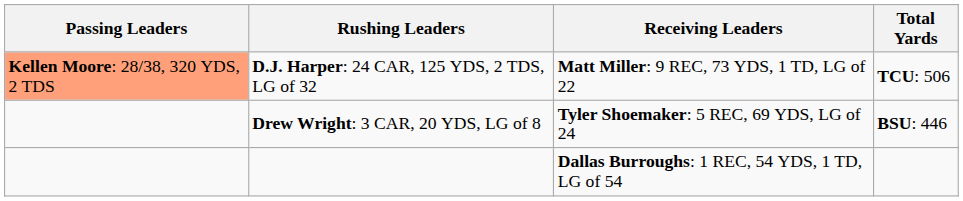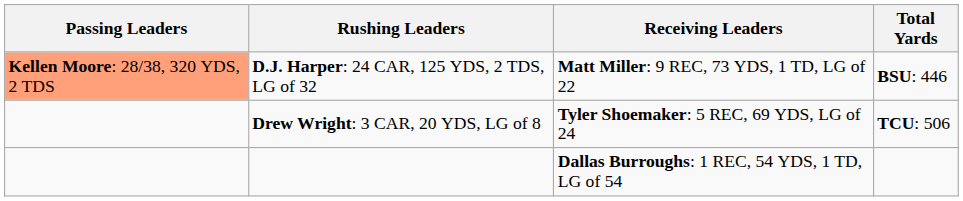(914, 76) TCU: 506 -> (912, 76) BSU: 446
(912, 123) BSU: 446 -> (914, 123) TCU: 506
